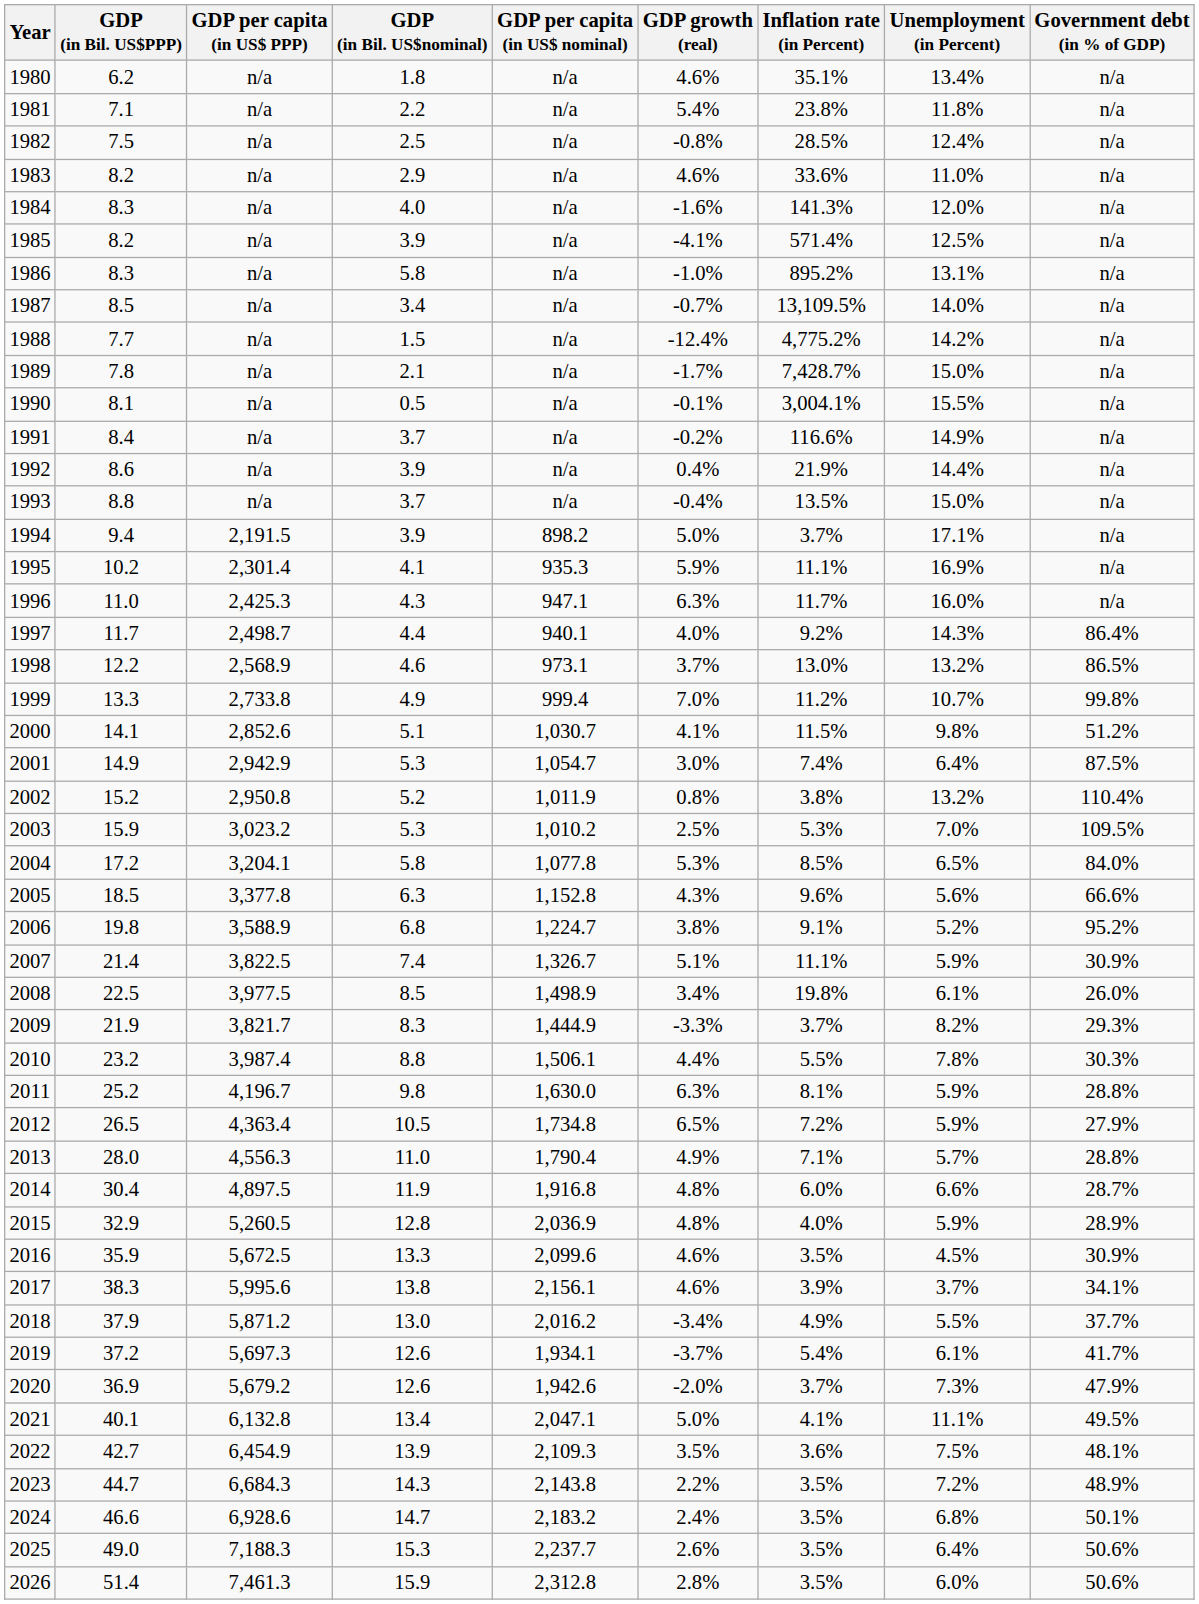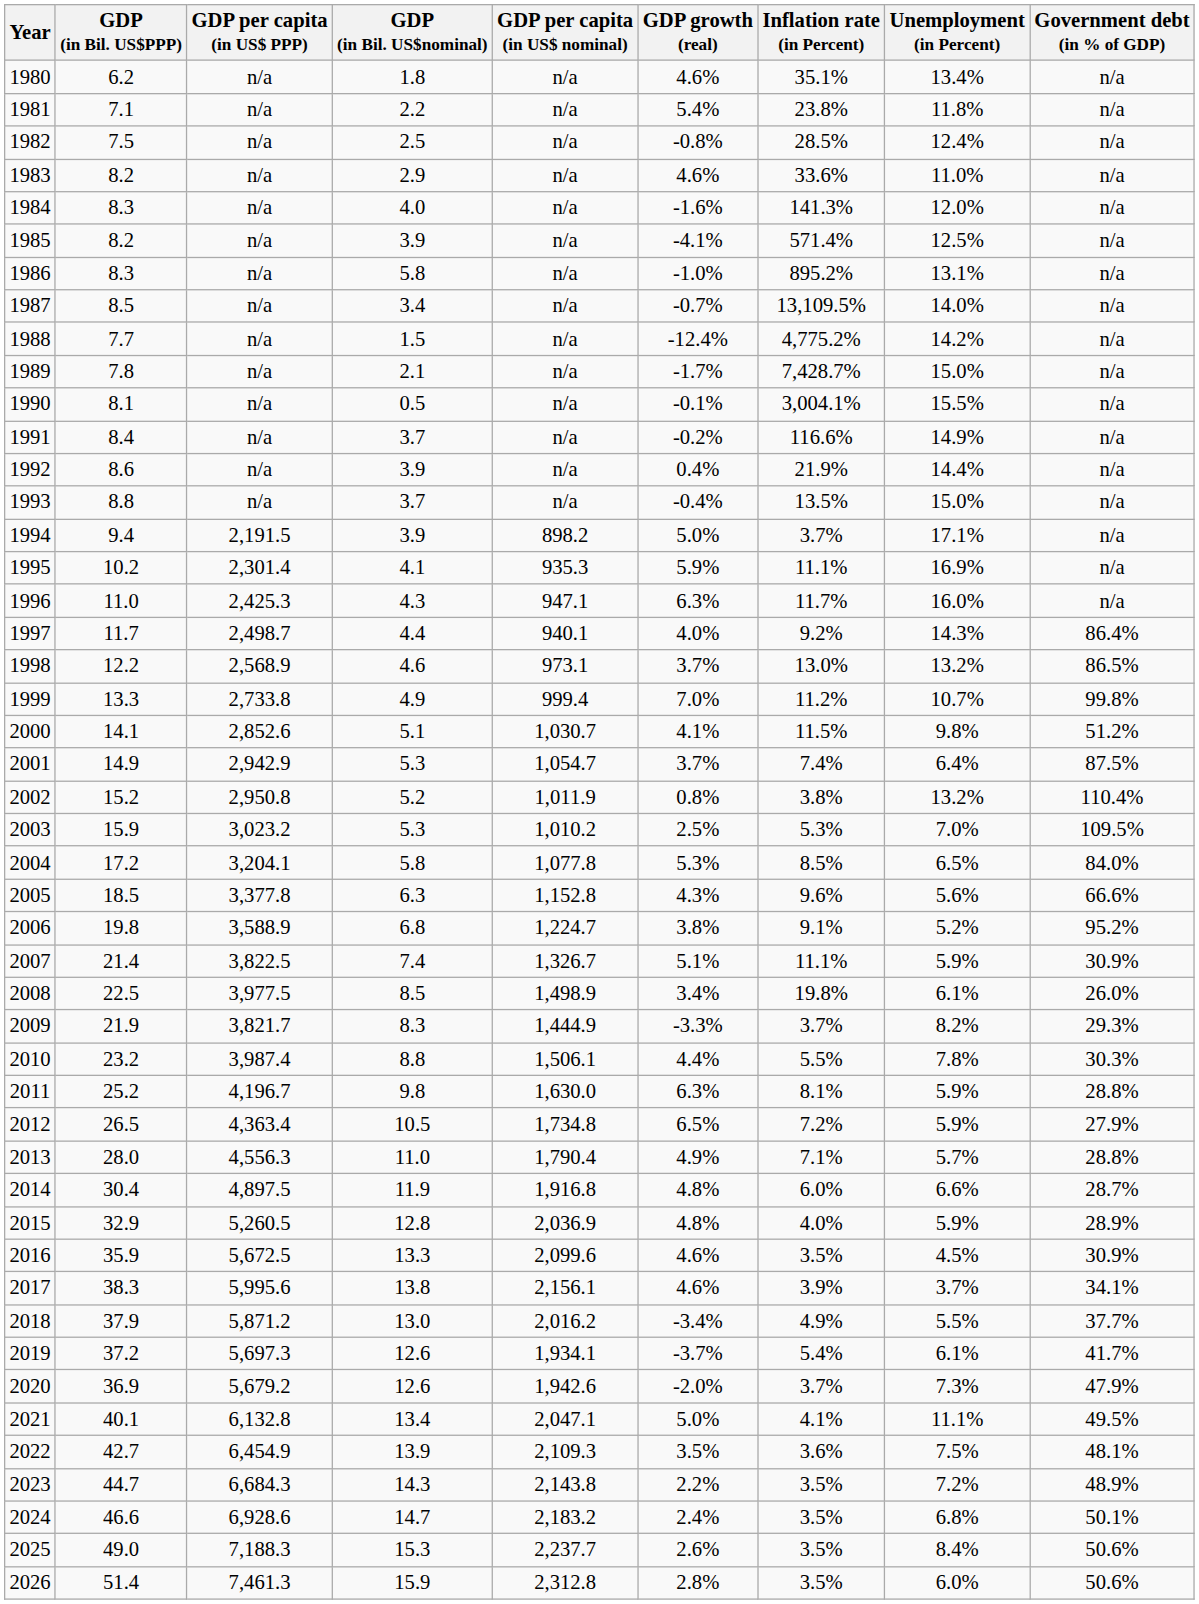(698, 764) 3.0% -> (698, 764) 3.7%
(957, 1549) 6.4% -> (957, 1549) 8.4%
